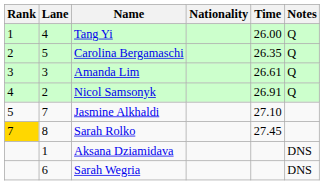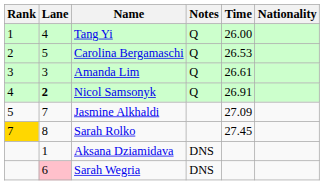columns swapped: (219, 14) <-> (302, 14)
(268, 53) 26.35 -> (238, 53) 26.53
(45, 92) normal -> (45, 92) bold
(268, 111) 27.10 -> (238, 111) 27.09
(45, 170) no background -> (45, 170) pink background
